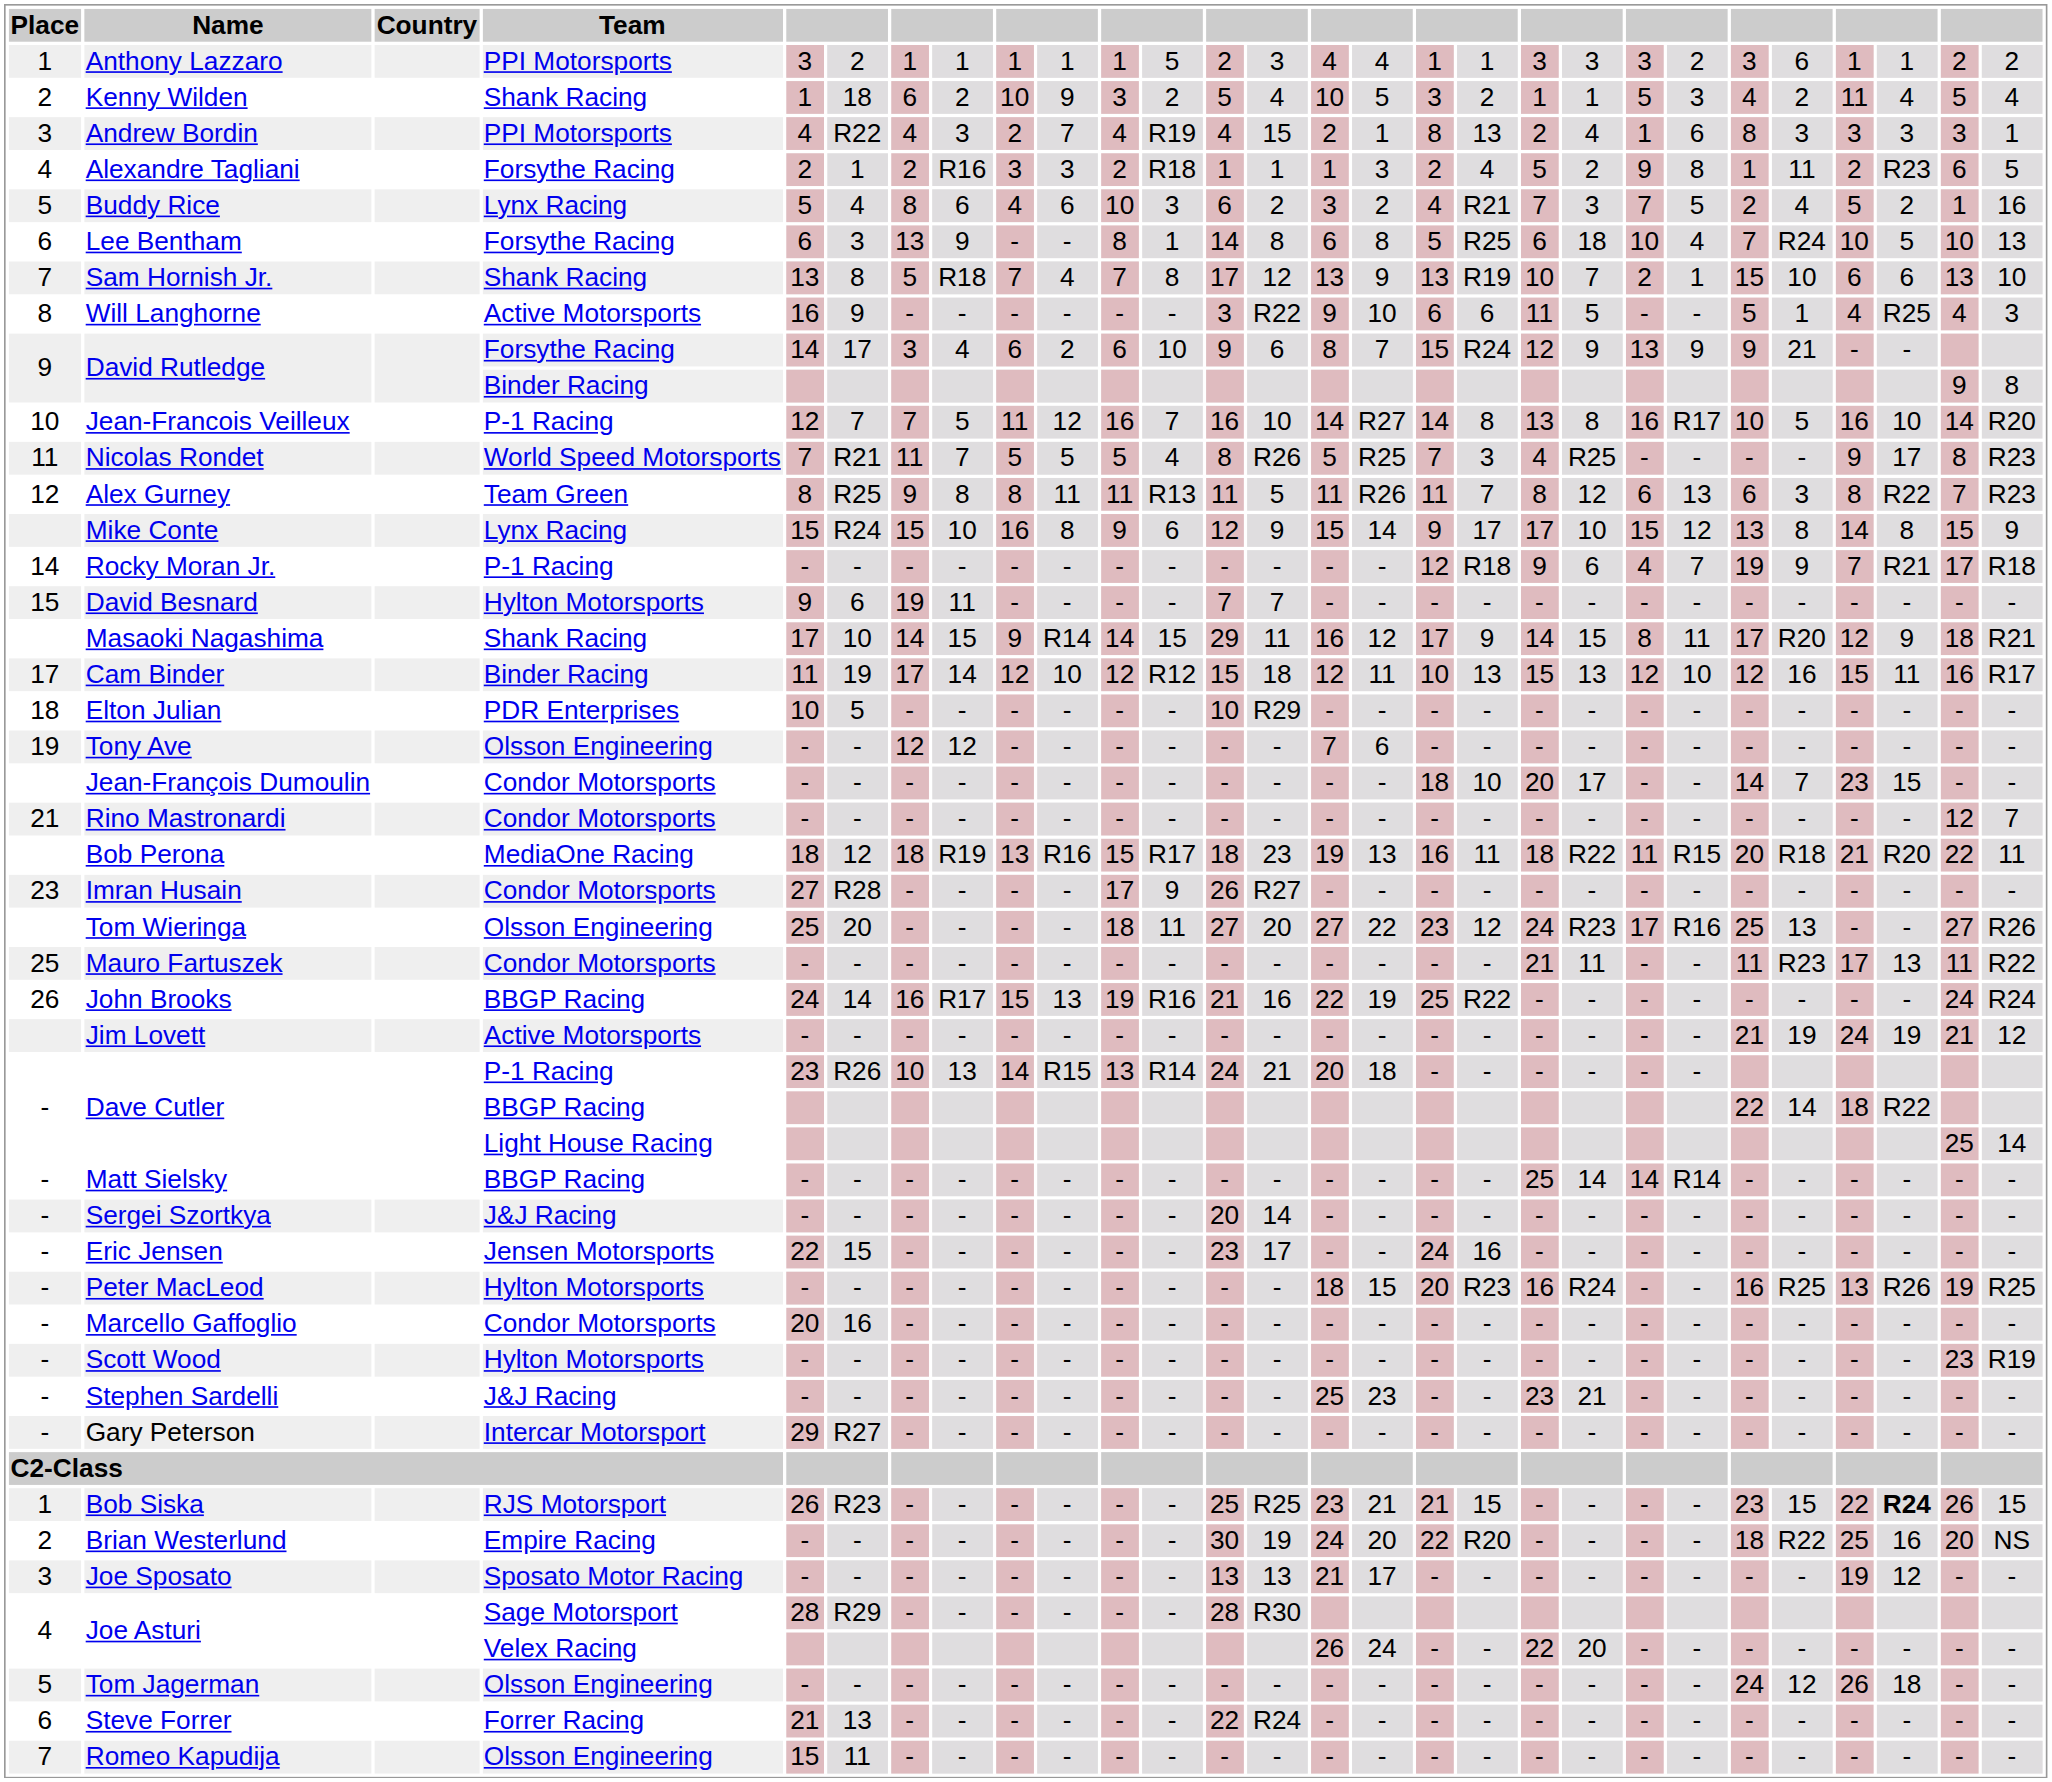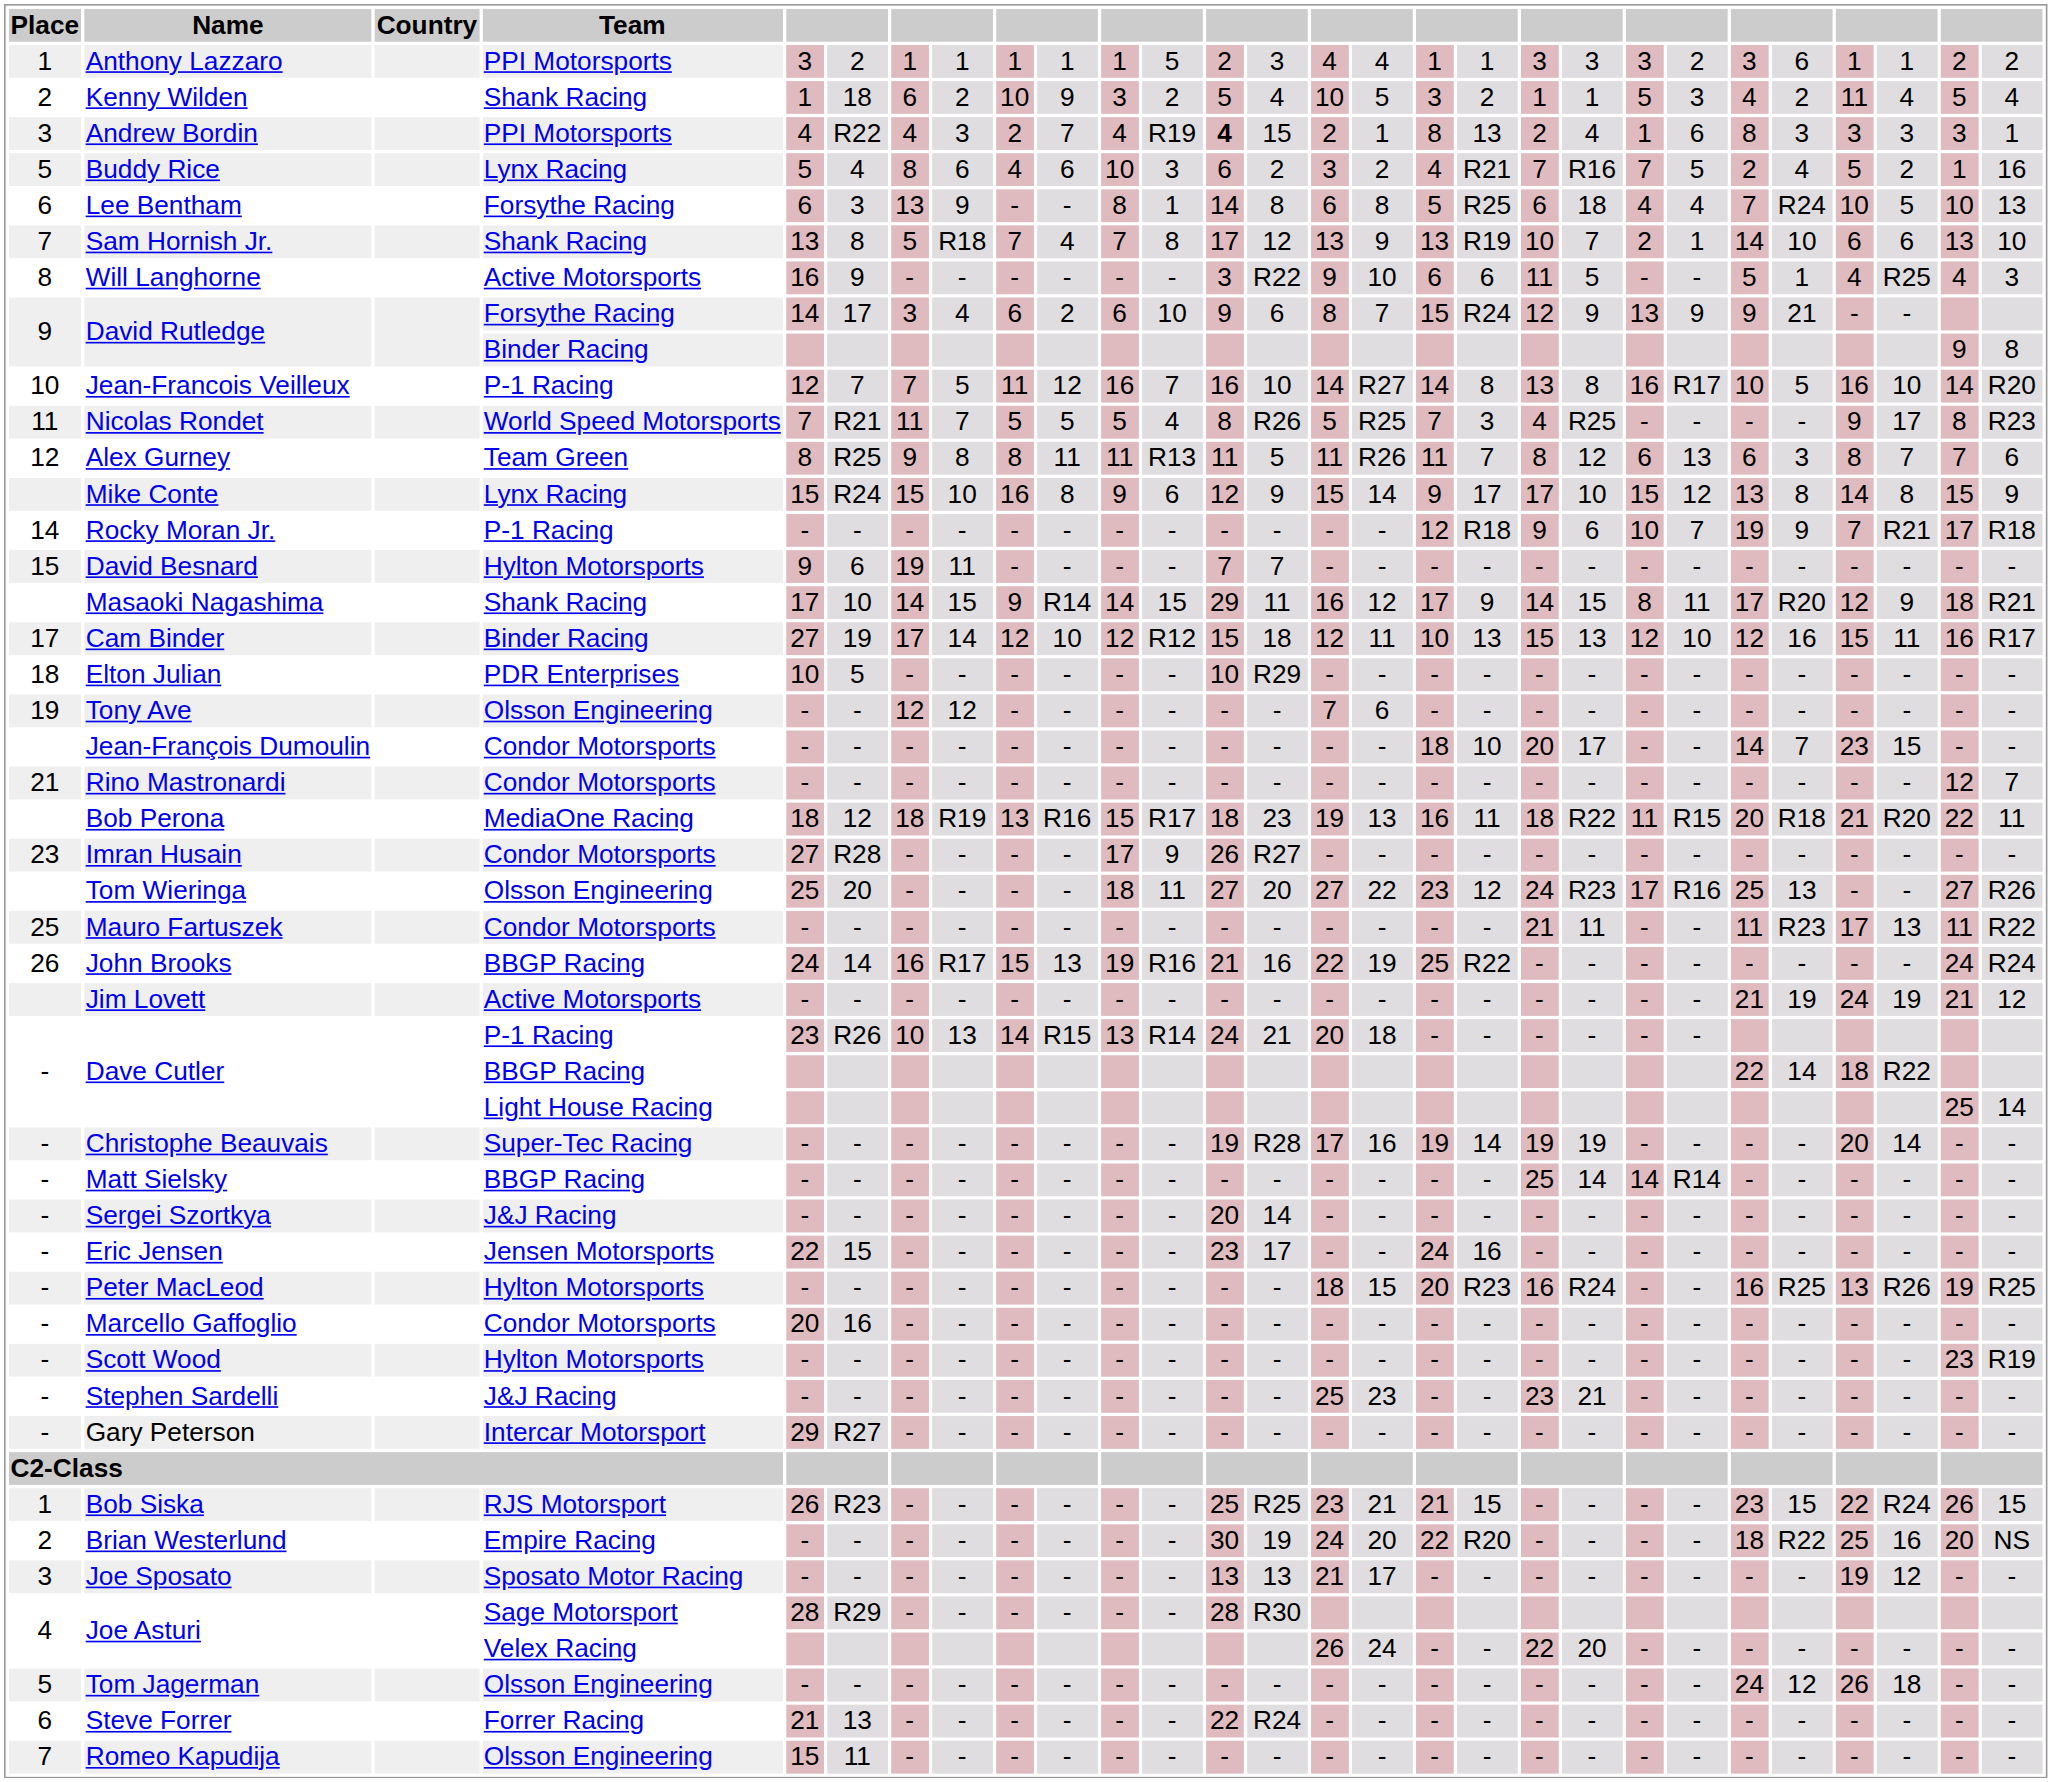(1225, 133) normal -> (1225, 133) bold
- row: (193, 169)
(1592, 205) 3 -> (1592, 169) R16
(1644, 241) 10 -> (1644, 205) 4
(1749, 277) 15 -> (1749, 241) 14
(1907, 494) R22 -> (1907, 457) 7
(2012, 494) R23 -> (2012, 457) 6
(1644, 566) 4 -> (1644, 530) 10
(805, 674) 11 -> (805, 638) 27
+ row: (207, 1143)
(1907, 1504) bold -> (1907, 1504) normal
